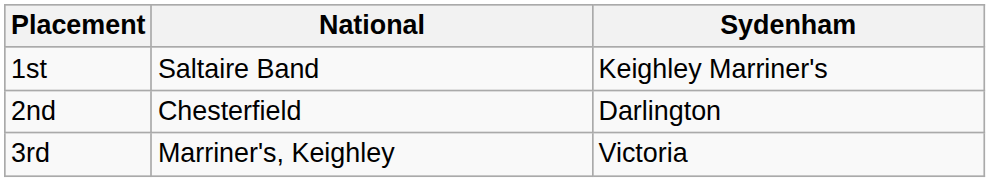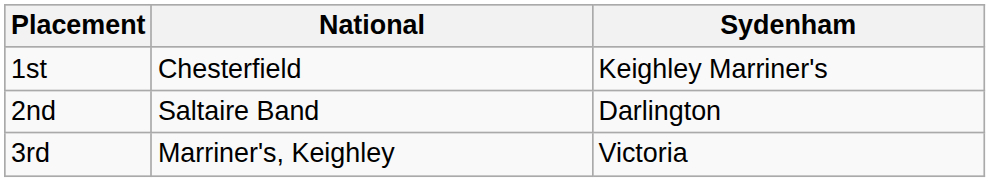(239, 68) Saltaire Band -> (230, 68) Chesterfield
(230, 111) Chesterfield -> (239, 111) Saltaire Band
